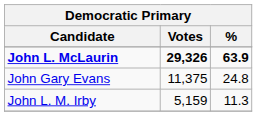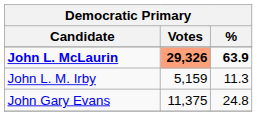(187, 58) no background -> (187, 58) lightsalmon background
rows swapped: (59, 79) <-> (52, 100)
